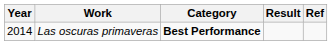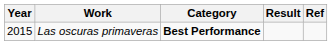(20, 31) 2014 -> (20, 31) 2015
